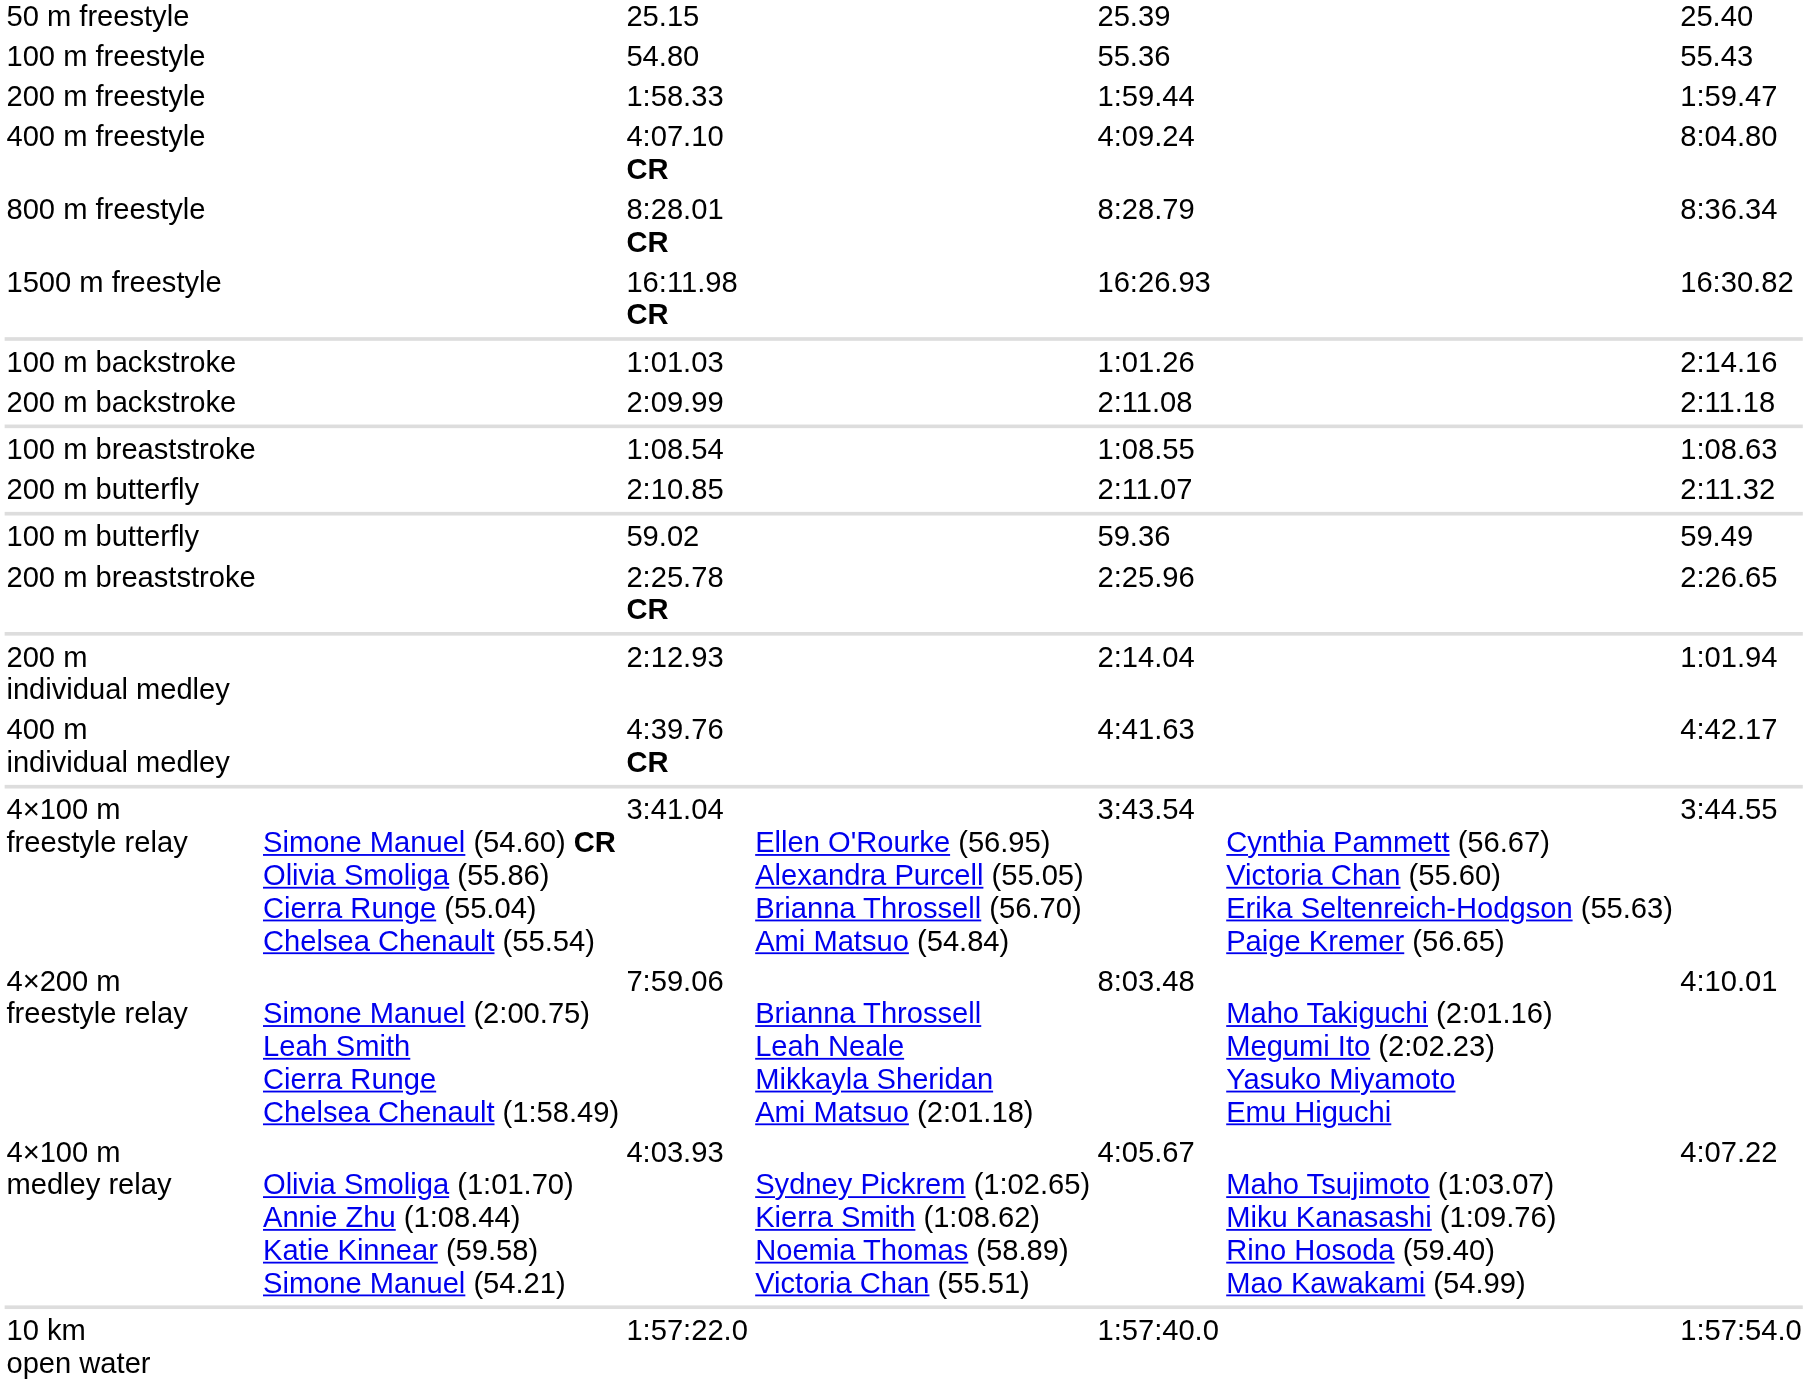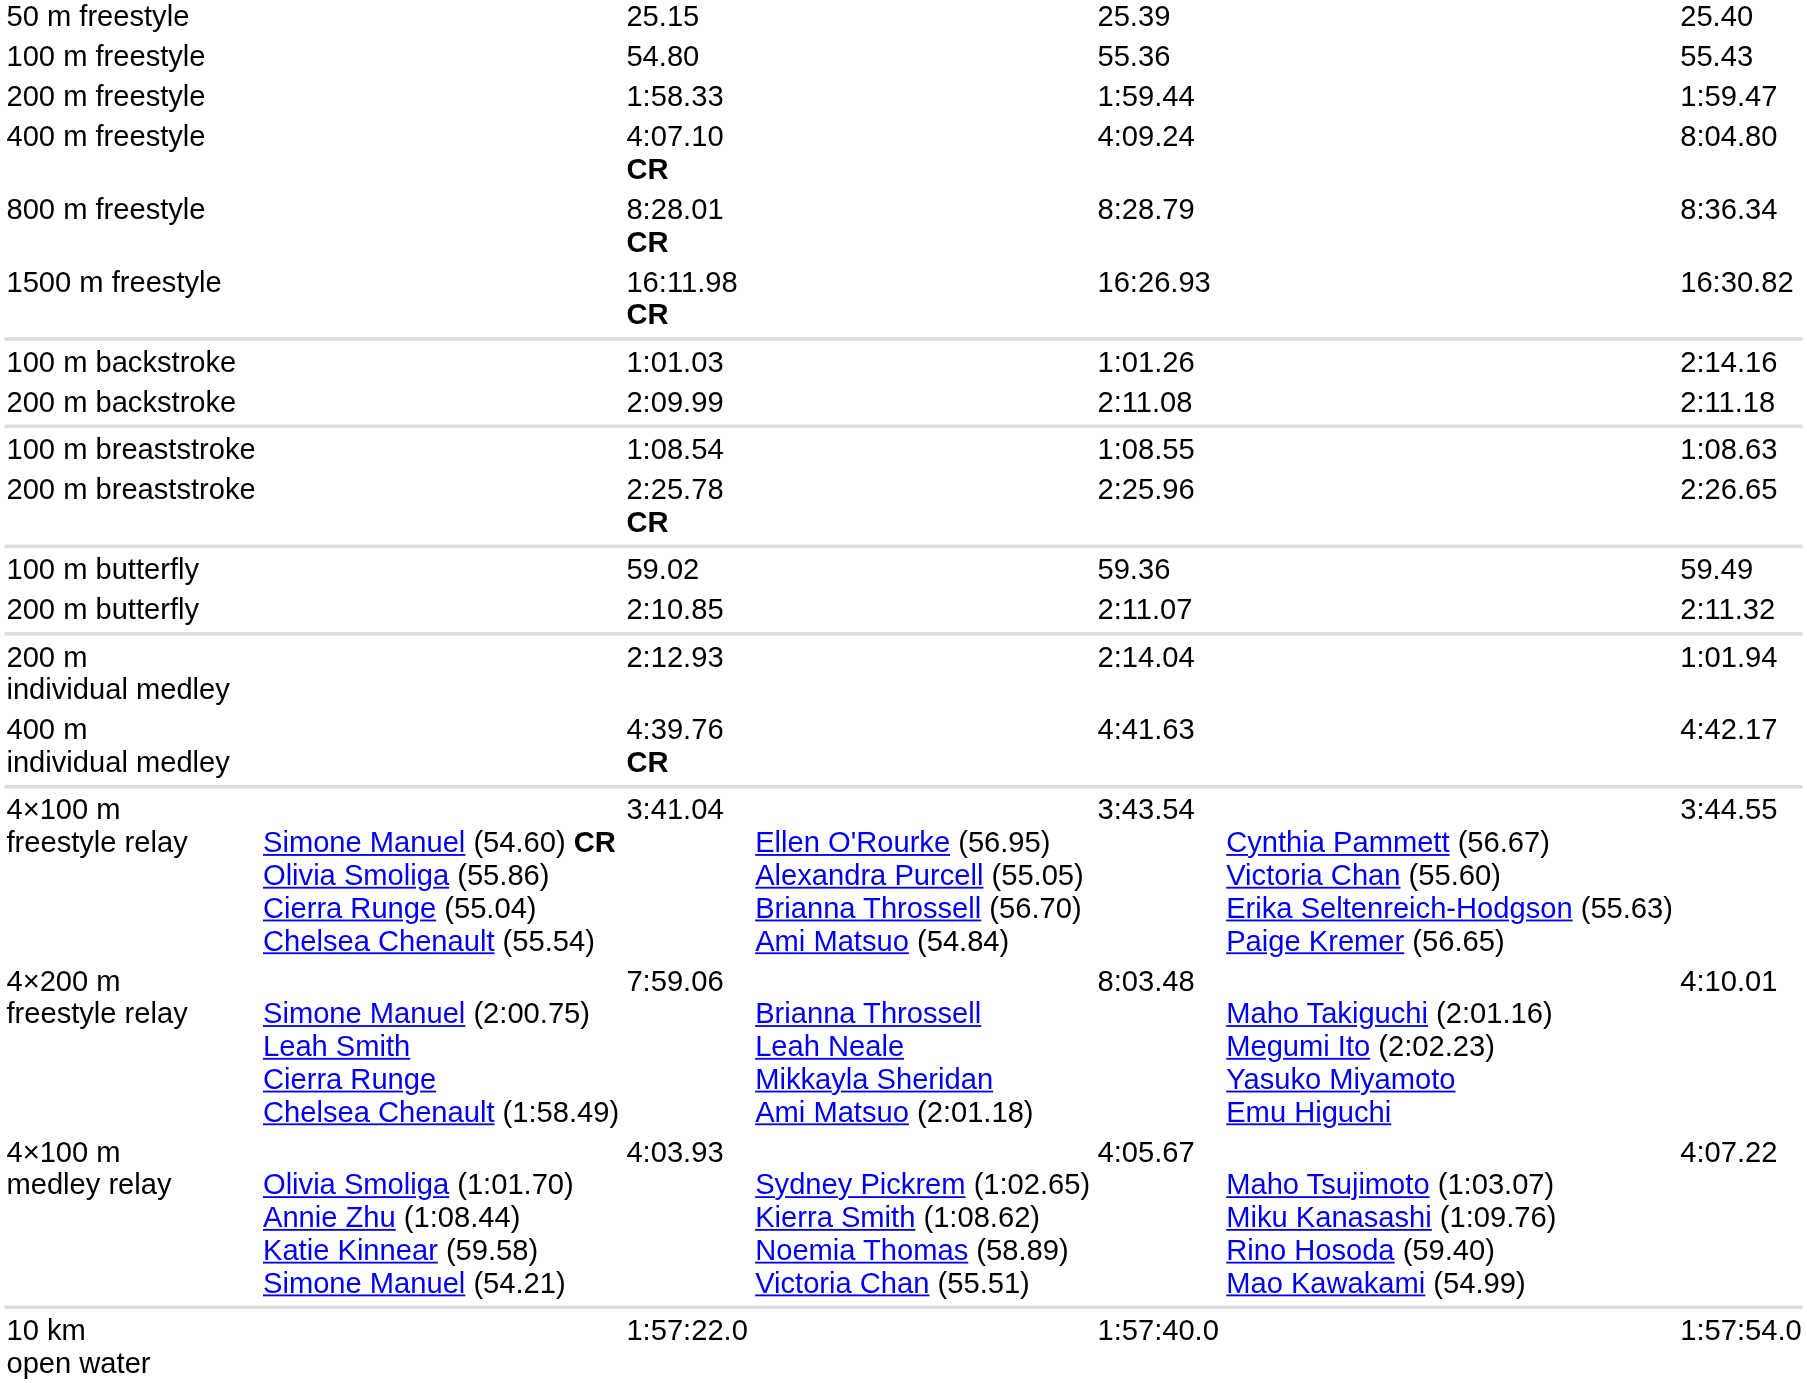rows swapped: (131, 576) <-> (103, 489)
